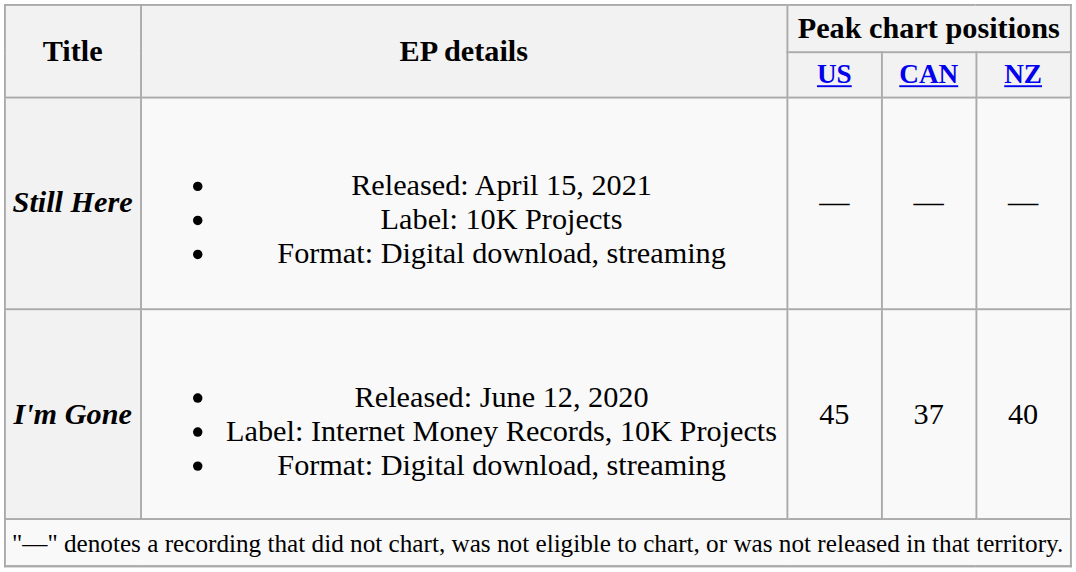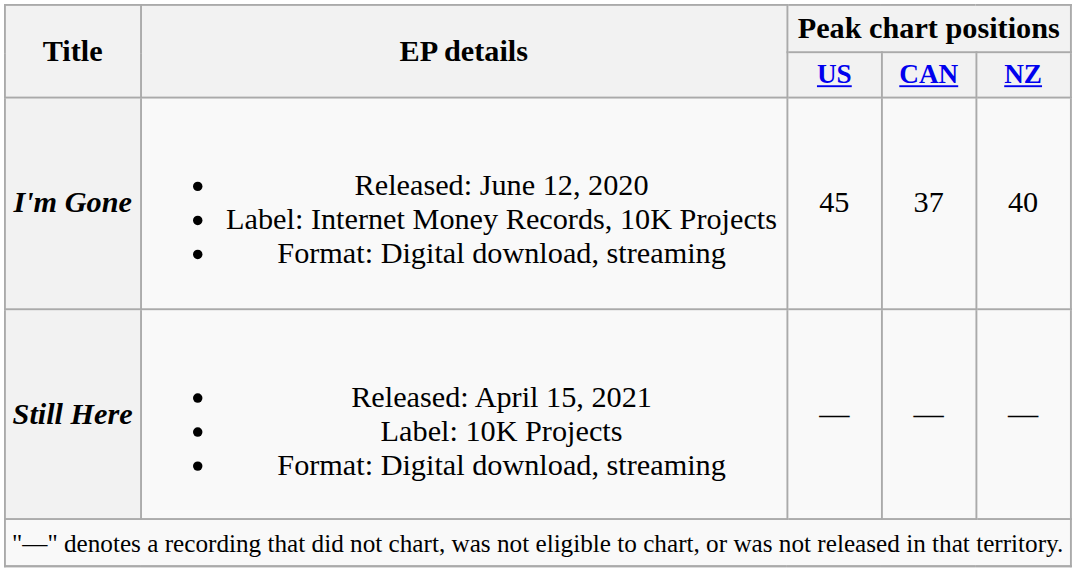rows swapped: (73, 413) <-> (73, 202)
